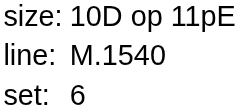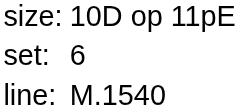rows swapped: (27, 95) <-> (30, 55)
